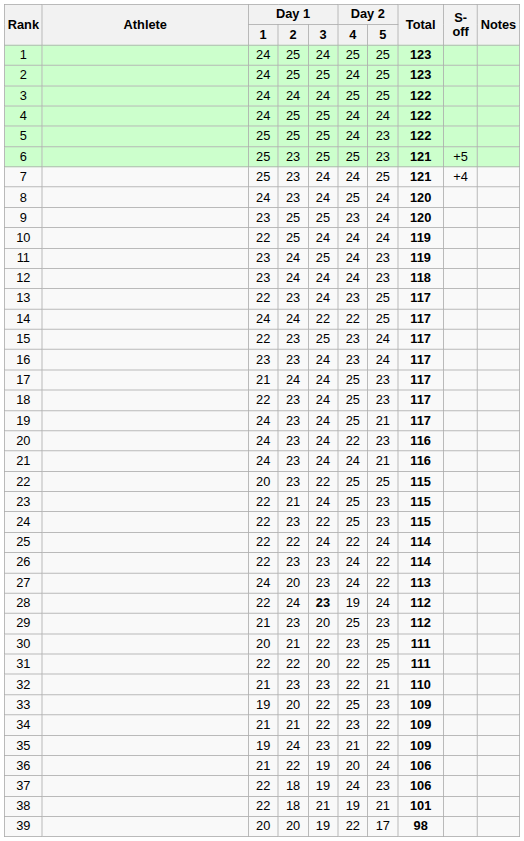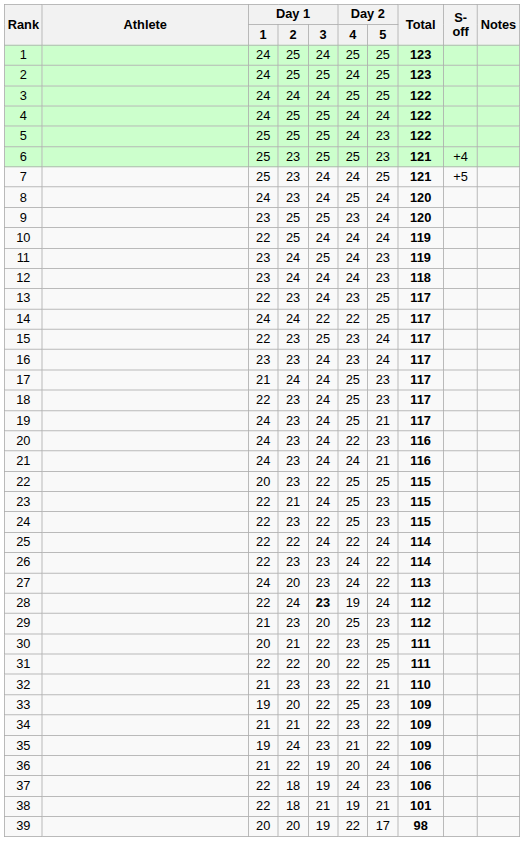(461, 156) +5 -> (461, 156) +4
(461, 177) +4 -> (461, 177) +5
